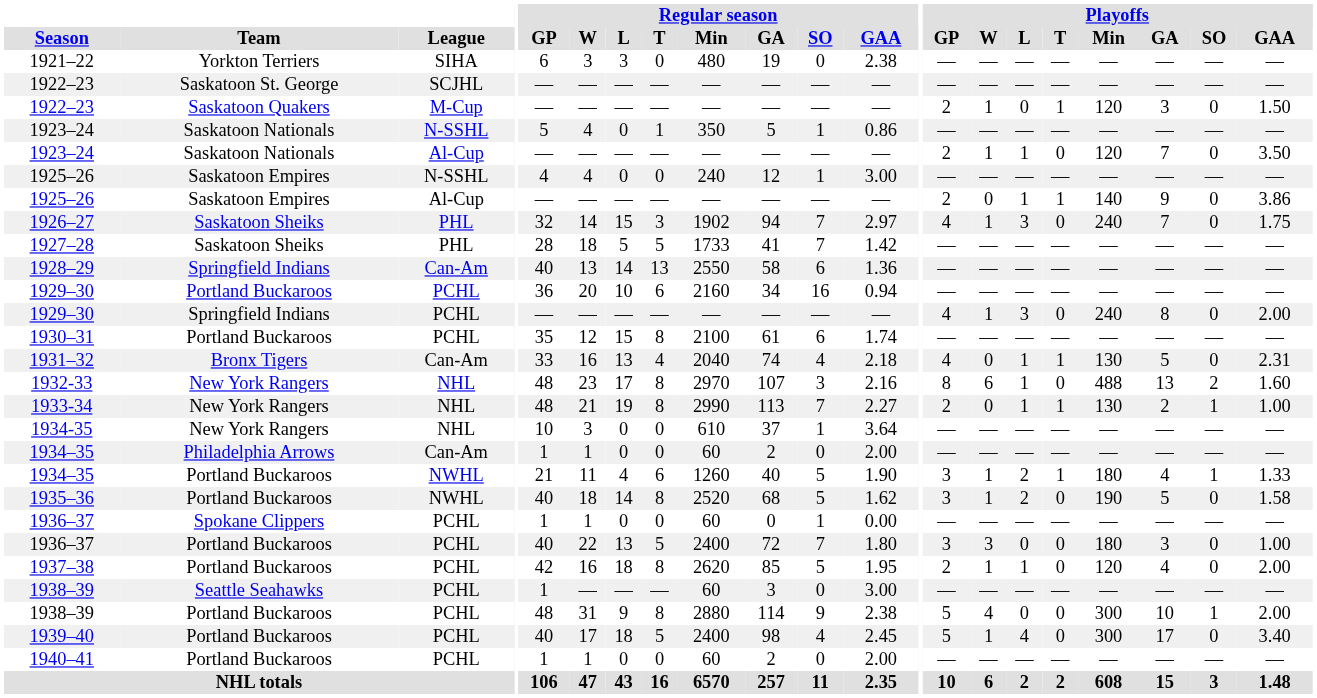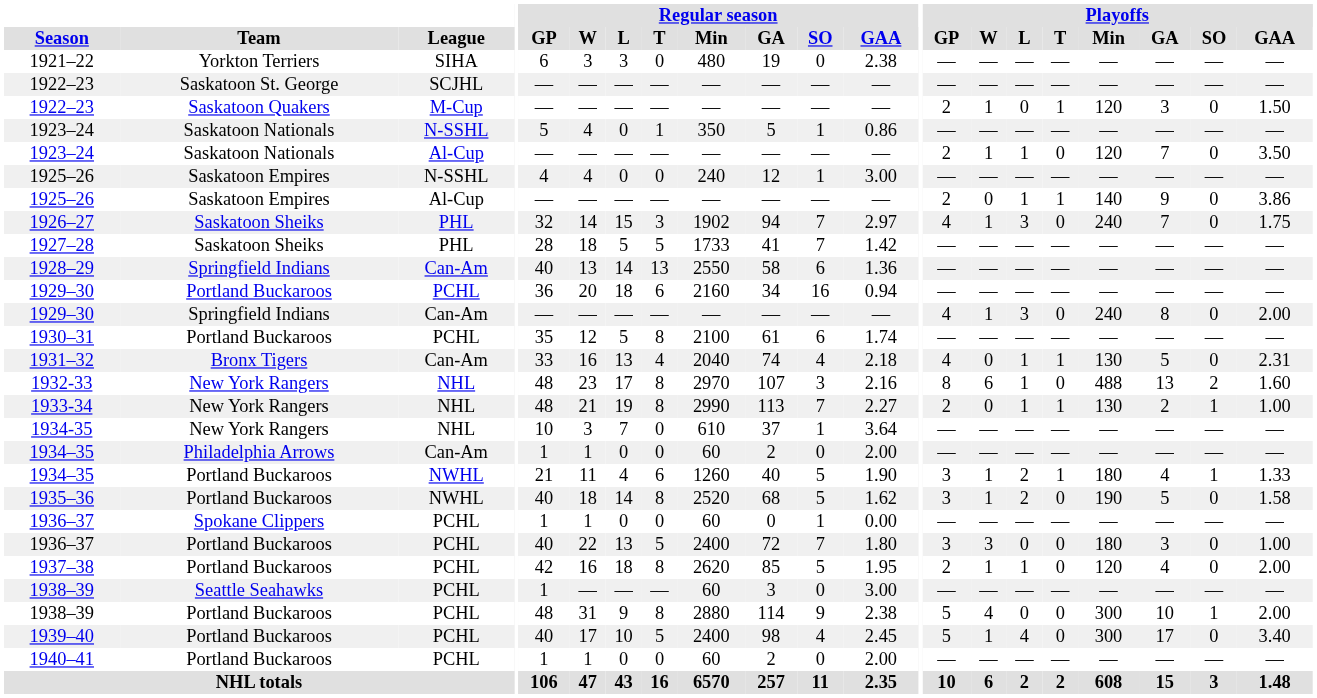(624, 291) 10 -> (624, 291) 18
(456, 314) PCHL -> (456, 314) Can-Am
(624, 337) 15 -> (624, 337) 5
(624, 429) 0 -> (624, 429) 7
(624, 636) 18 -> (624, 636) 10
